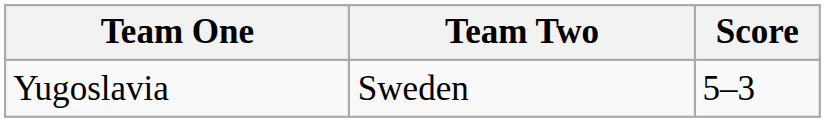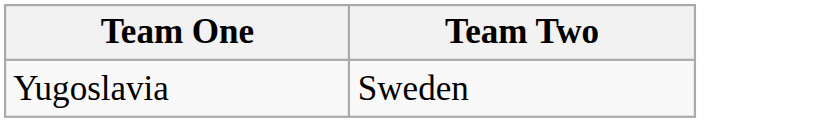- column: (757, 32)
